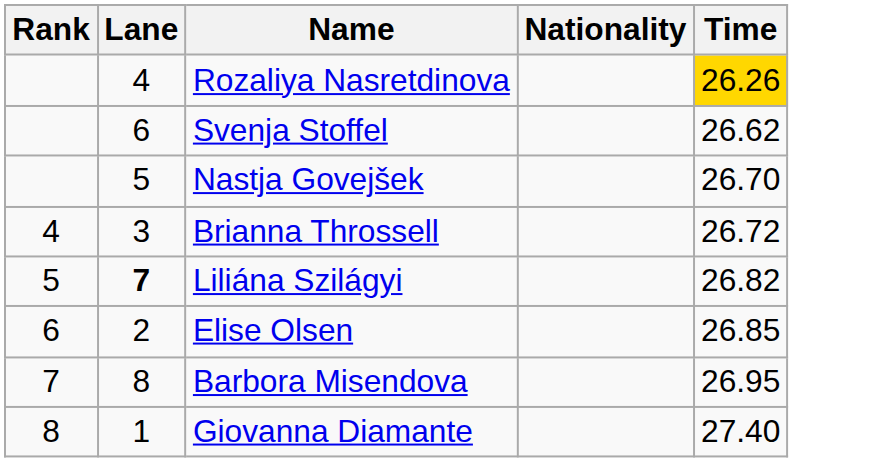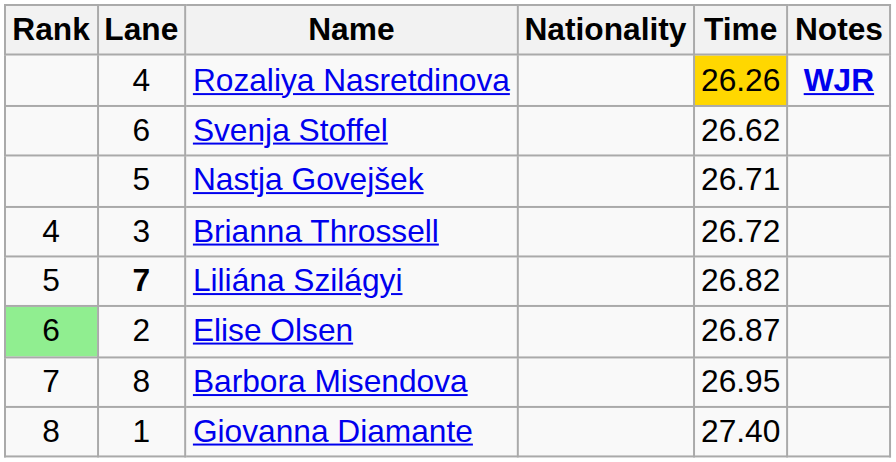+ column: (839, 29)
(741, 180) 26.70 -> (741, 180) 26.71
(51, 331) no background -> (51, 331) lightgreen background
(741, 331) 26.85 -> (741, 331) 26.87
